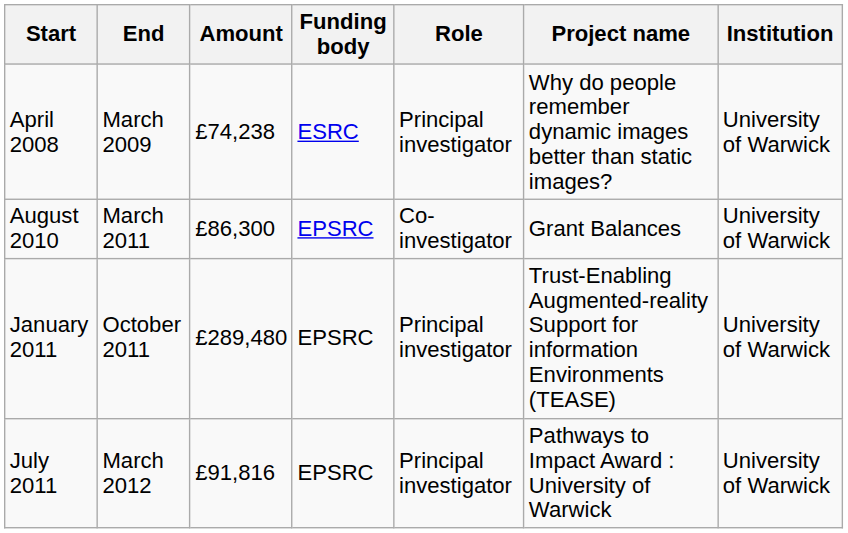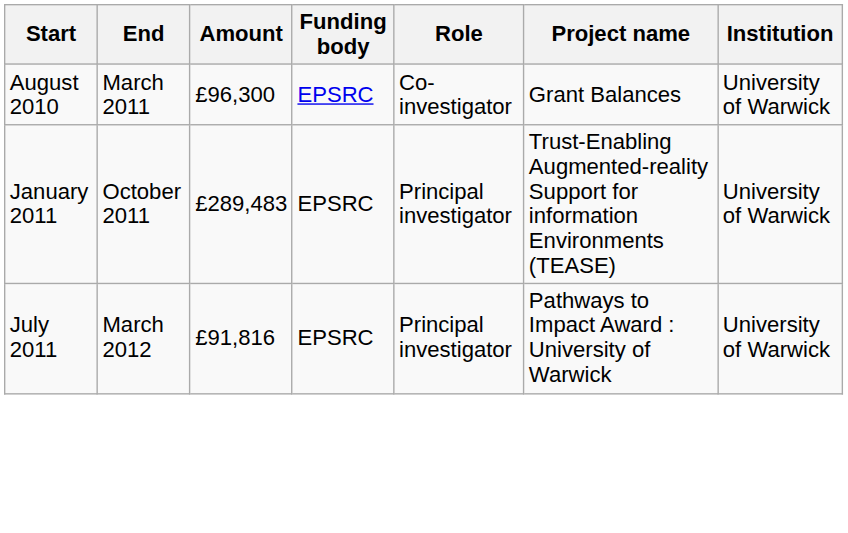- row: (34, 131)
(235, 228) £86,300 -> (235, 94) £96,300
(241, 338) £289,480 -> (241, 203) £289,483
